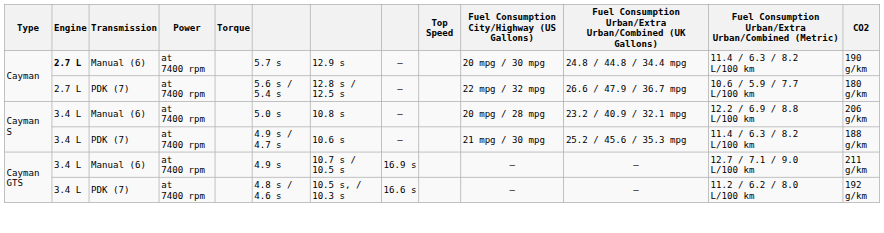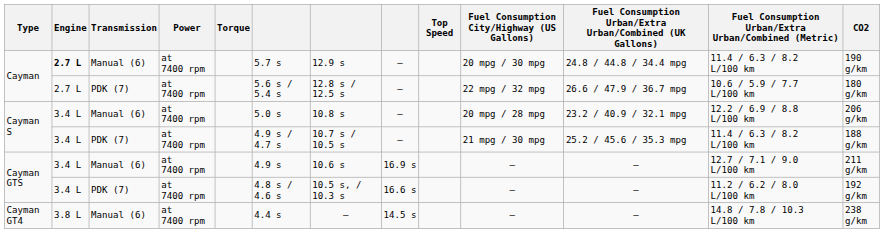(329, 139) 10.6 s -> (334, 139) 10.7 s / 10.5 s
(334, 165) 10.7 s / 10.5 s -> (329, 165) 10.6 s
+ row: (23, 215)
